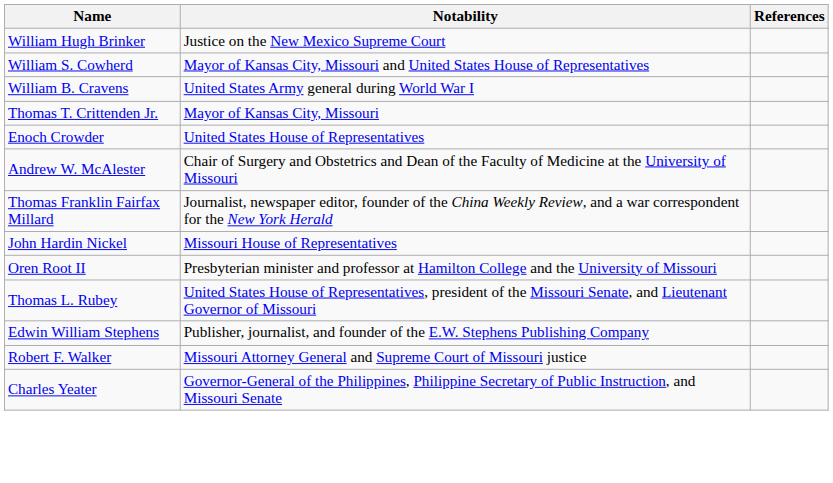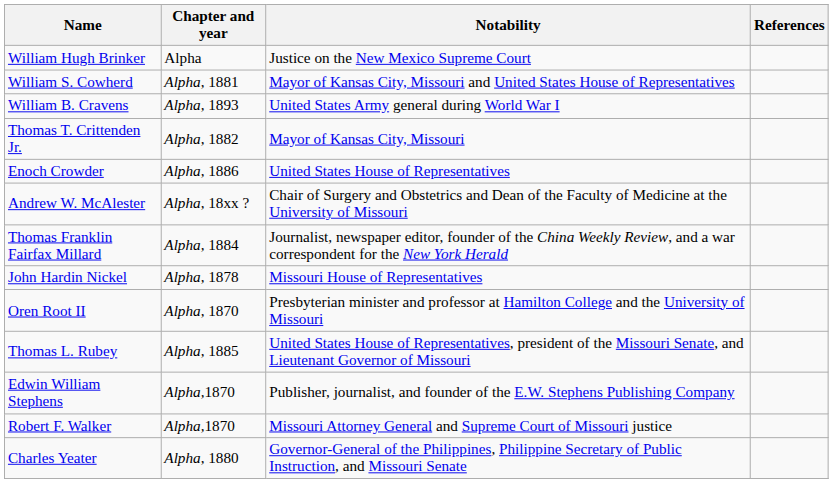+ column: (213, 25)
